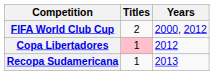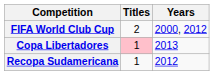(166, 45) 2012 -> (166, 45) 2013
(166, 62) 2013 -> (166, 62) 2012
